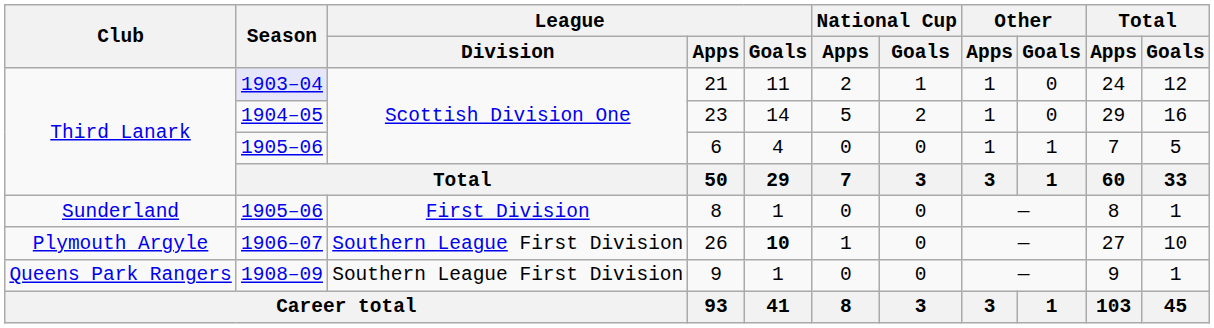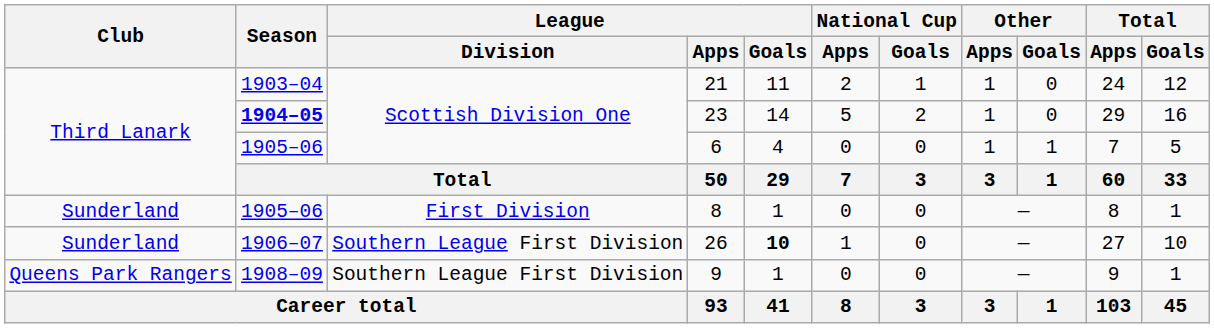(282, 84) lavender background -> (282, 84) no background
(282, 116) normal -> (282, 116) bold
(121, 243) Plymouth Argyle -> (121, 243) Sunderland
